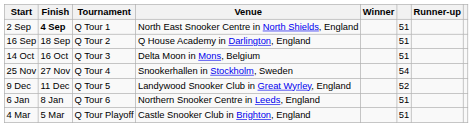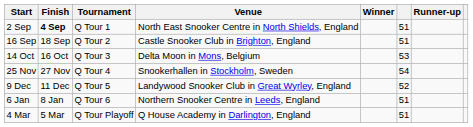(224, 42) Q House Academy in Darlington, England -> (224, 42) Castle Snooker Club in Brighton, England
(404, 56) 51 -> (404, 56) 53
(224, 116) Castle Snooker Club in Brighton, England -> (224, 116) Q House Academy in Darlington, England
